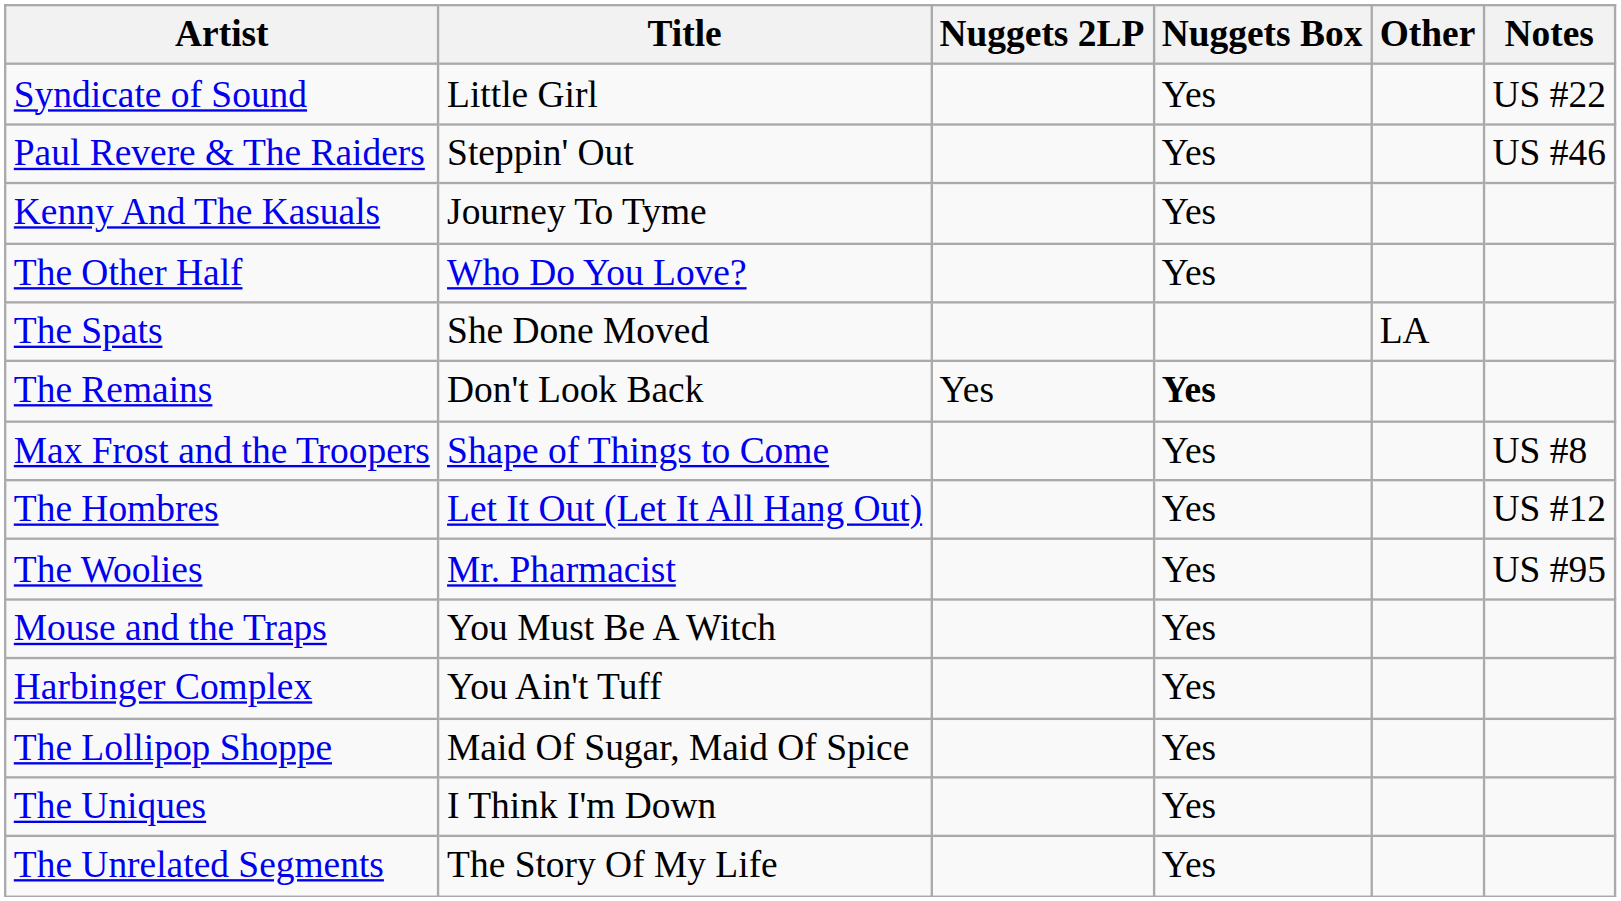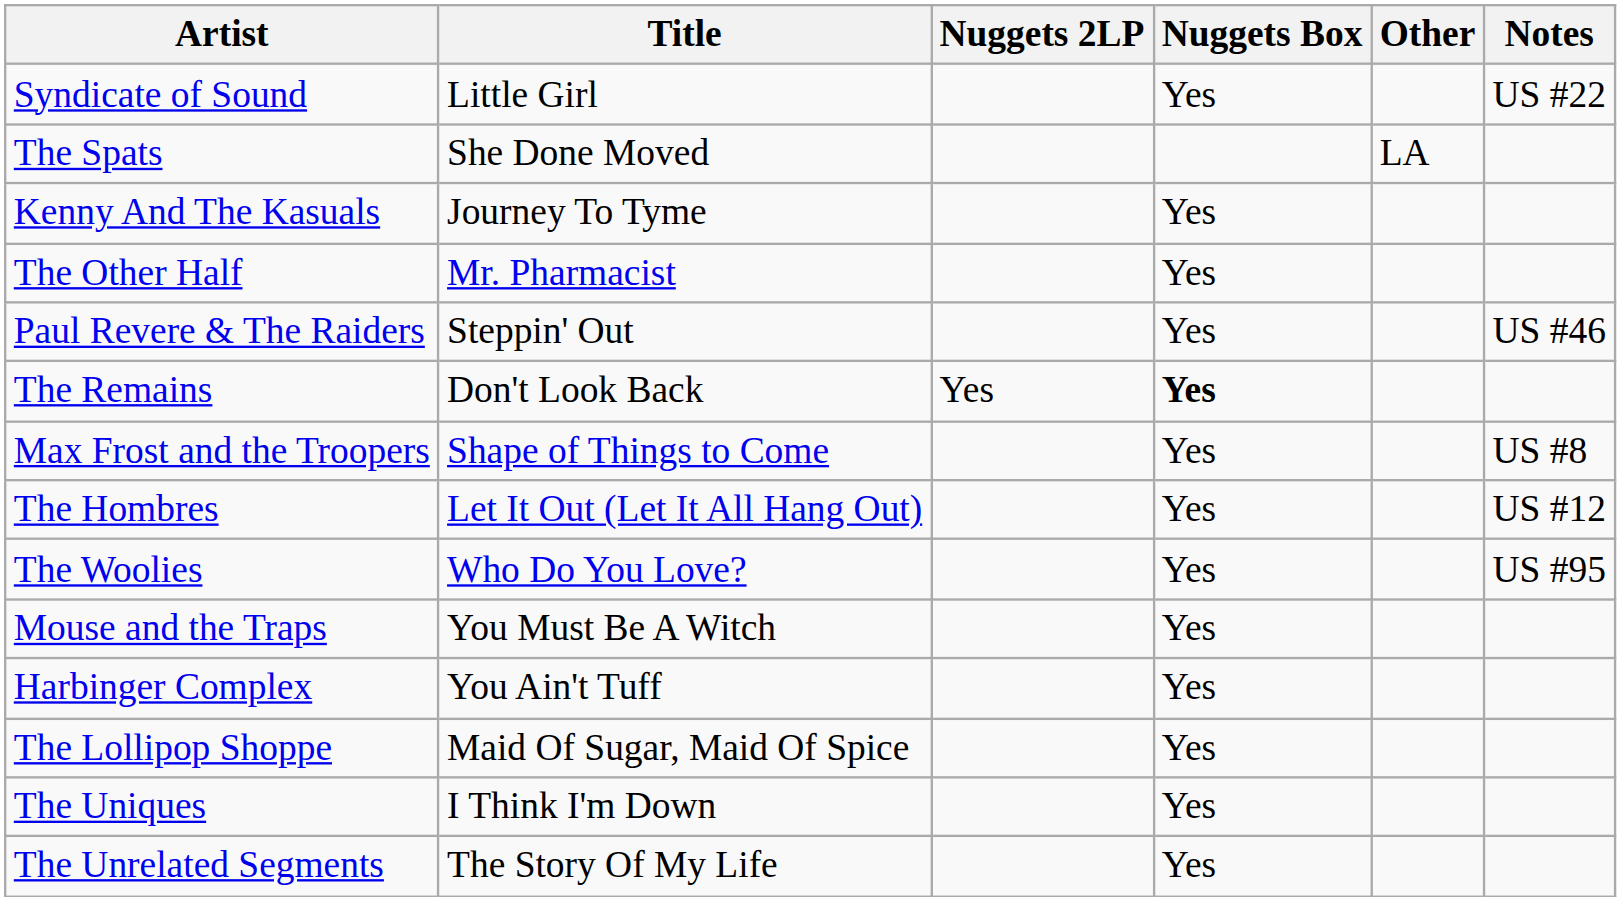rows swapped: (219, 152) <-> (88, 331)
(597, 271) Who Do You Love? -> (561, 271) Mr. Pharmacist
(561, 568) Mr. Pharmacist -> (597, 568) Who Do You Love?
